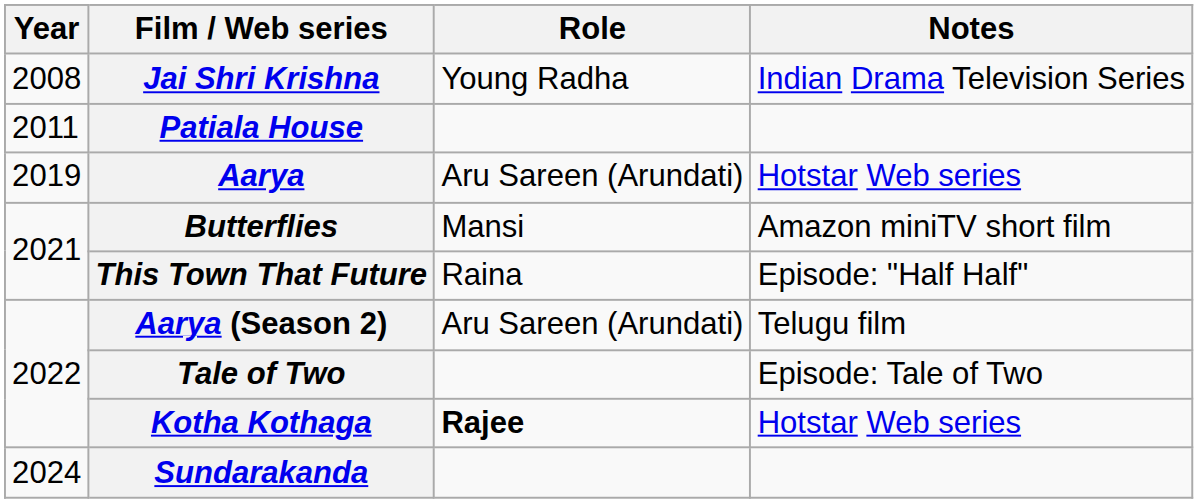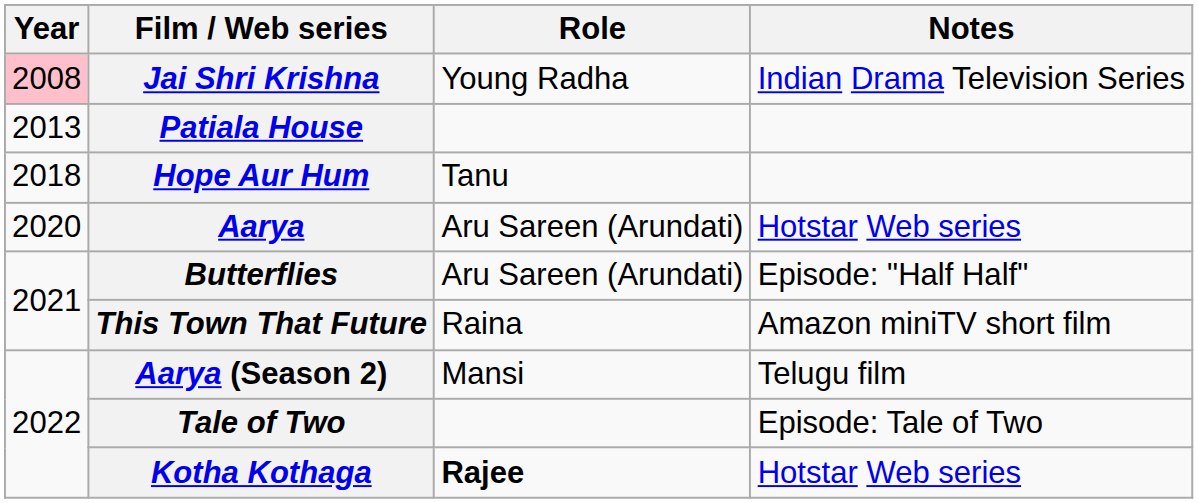(47, 78) no background -> (47, 78) pink background
(45, 127) 2011 -> (47, 127) 2013
+ row: (261, 176)
(47, 176) 2019 -> (47, 226) 2020
(483, 226) Mansi -> (592, 275) Aru Sareen (Arundati)
(934, 226) Amazon miniTV short film -> (893, 275) Episode: "Half Half"
(893, 275) Episode: "Half Half" -> (934, 324) Amazon miniTV short film
(592, 324) Aru Sareen (Arundati) -> (483, 373) Mansi
- row: (261, 472)
